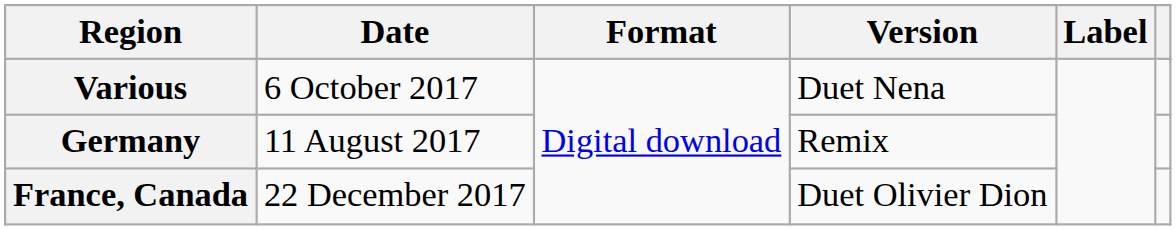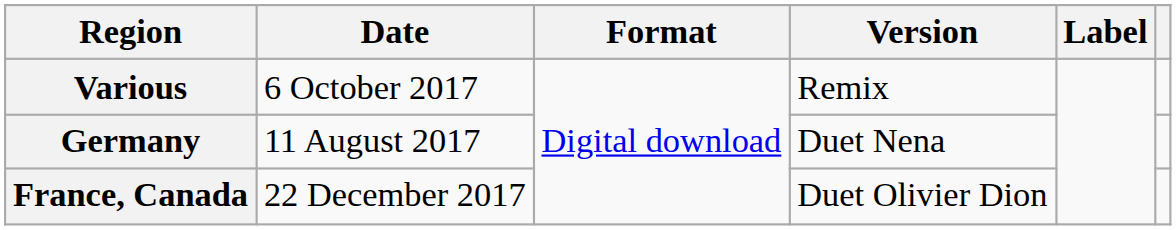(871, 86) Duet Nena -> (843, 86) Remix
(843, 140) Remix -> (871, 140) Duet Nena
